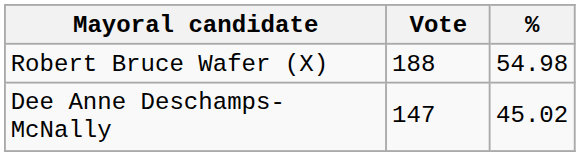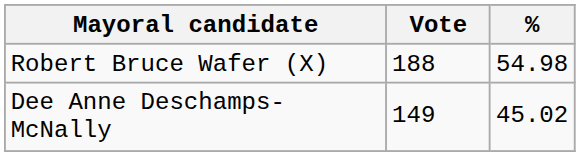(414, 117) 147 -> (414, 117) 149
